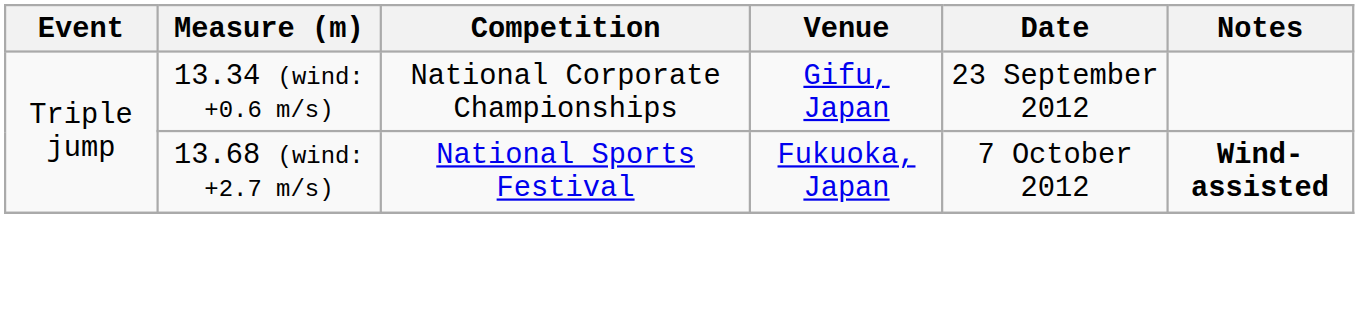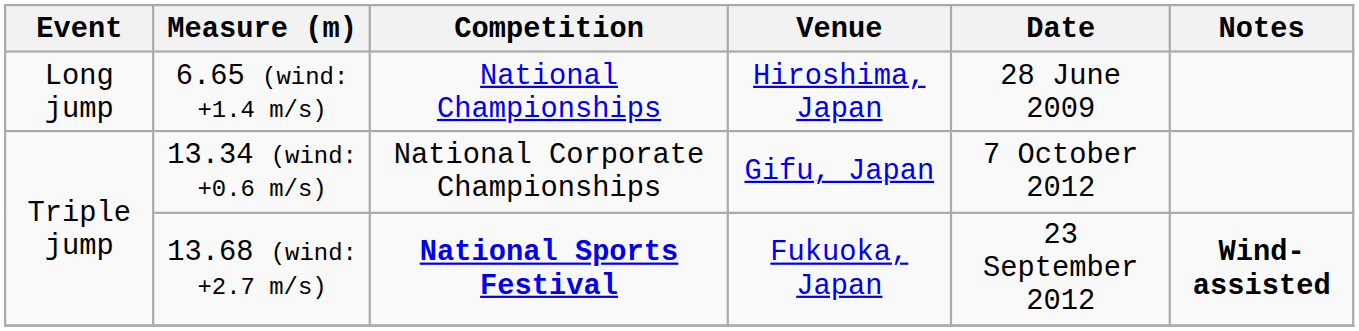+ row: (262, 91)
(1055, 92) 23 September 2012 -> (1061, 172) 7 October 2012
(566, 172) normal -> (549, 268) bold
(1055, 172) 7 October 2012 -> (1061, 268) 23 September 2012
